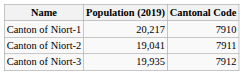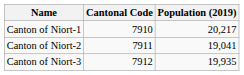columns swapped: (125, 12) <-> (203, 12)
